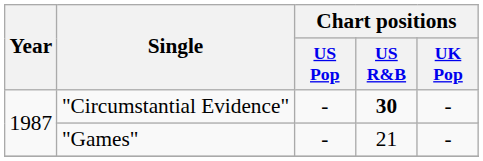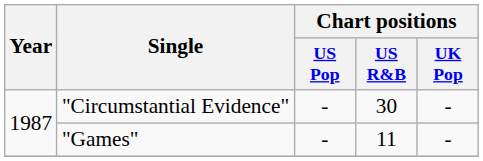(386, 106) bold -> (386, 106) normal
(386, 139) 21 -> (386, 139) 11
